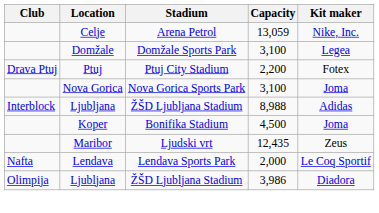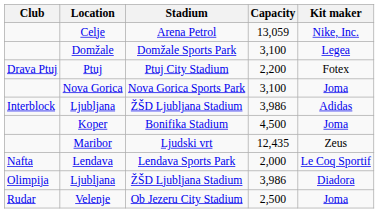(273, 106) 8,988 -> (273, 106) 3,986
+ row: (21, 198)
